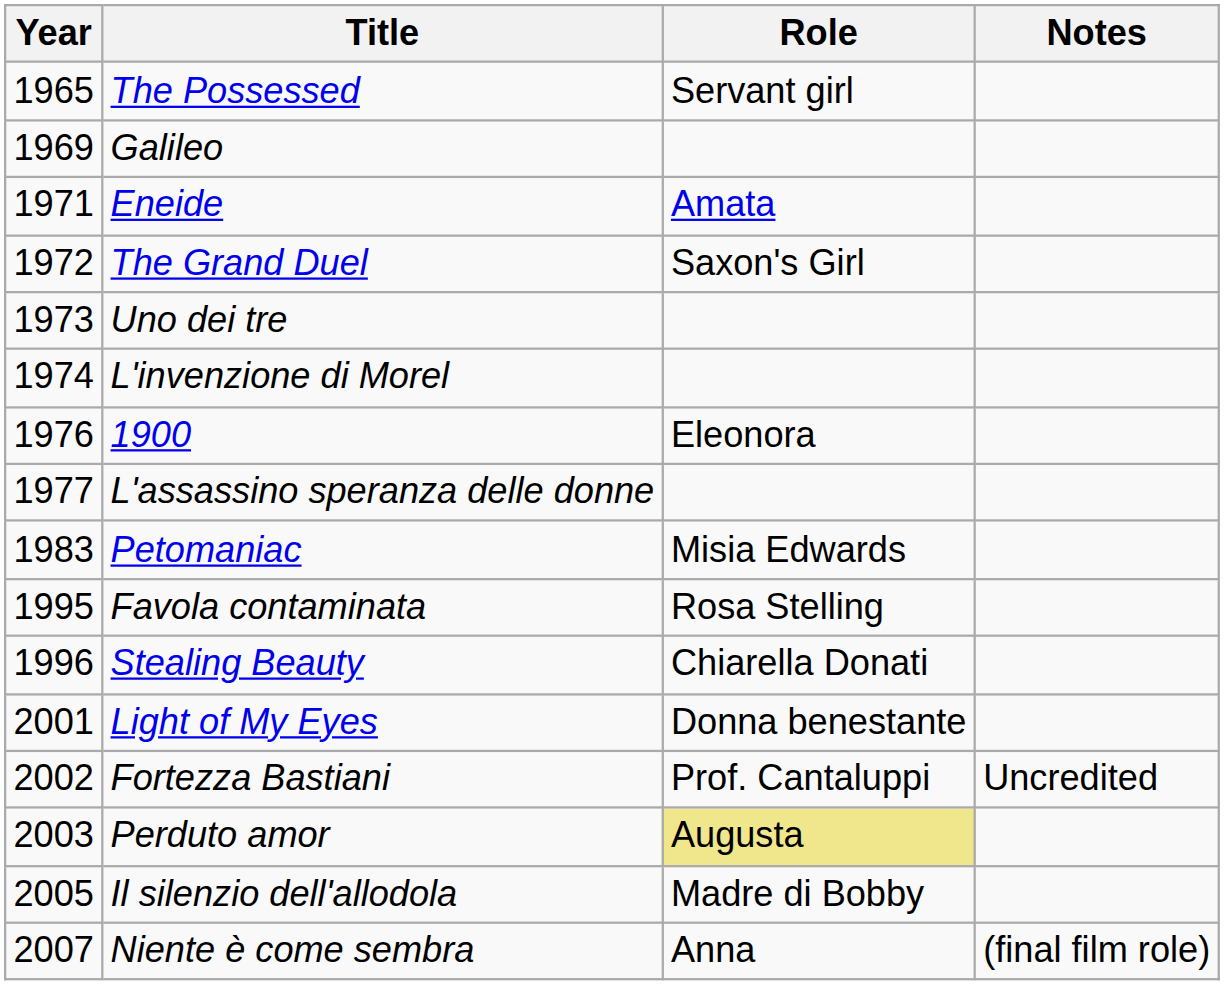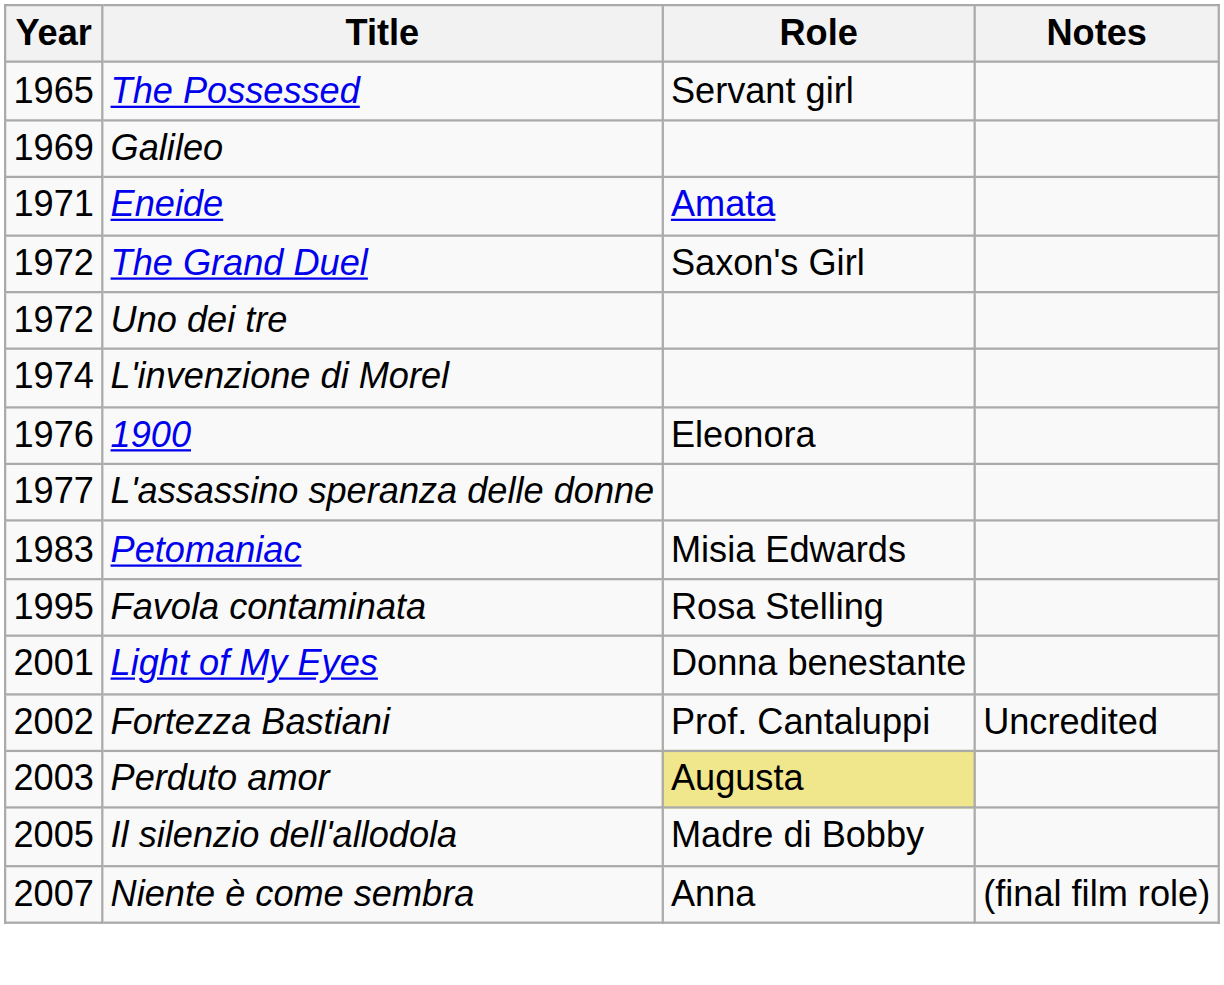(54, 319) 1973 -> (54, 319) 1972
- row: (237, 663)
